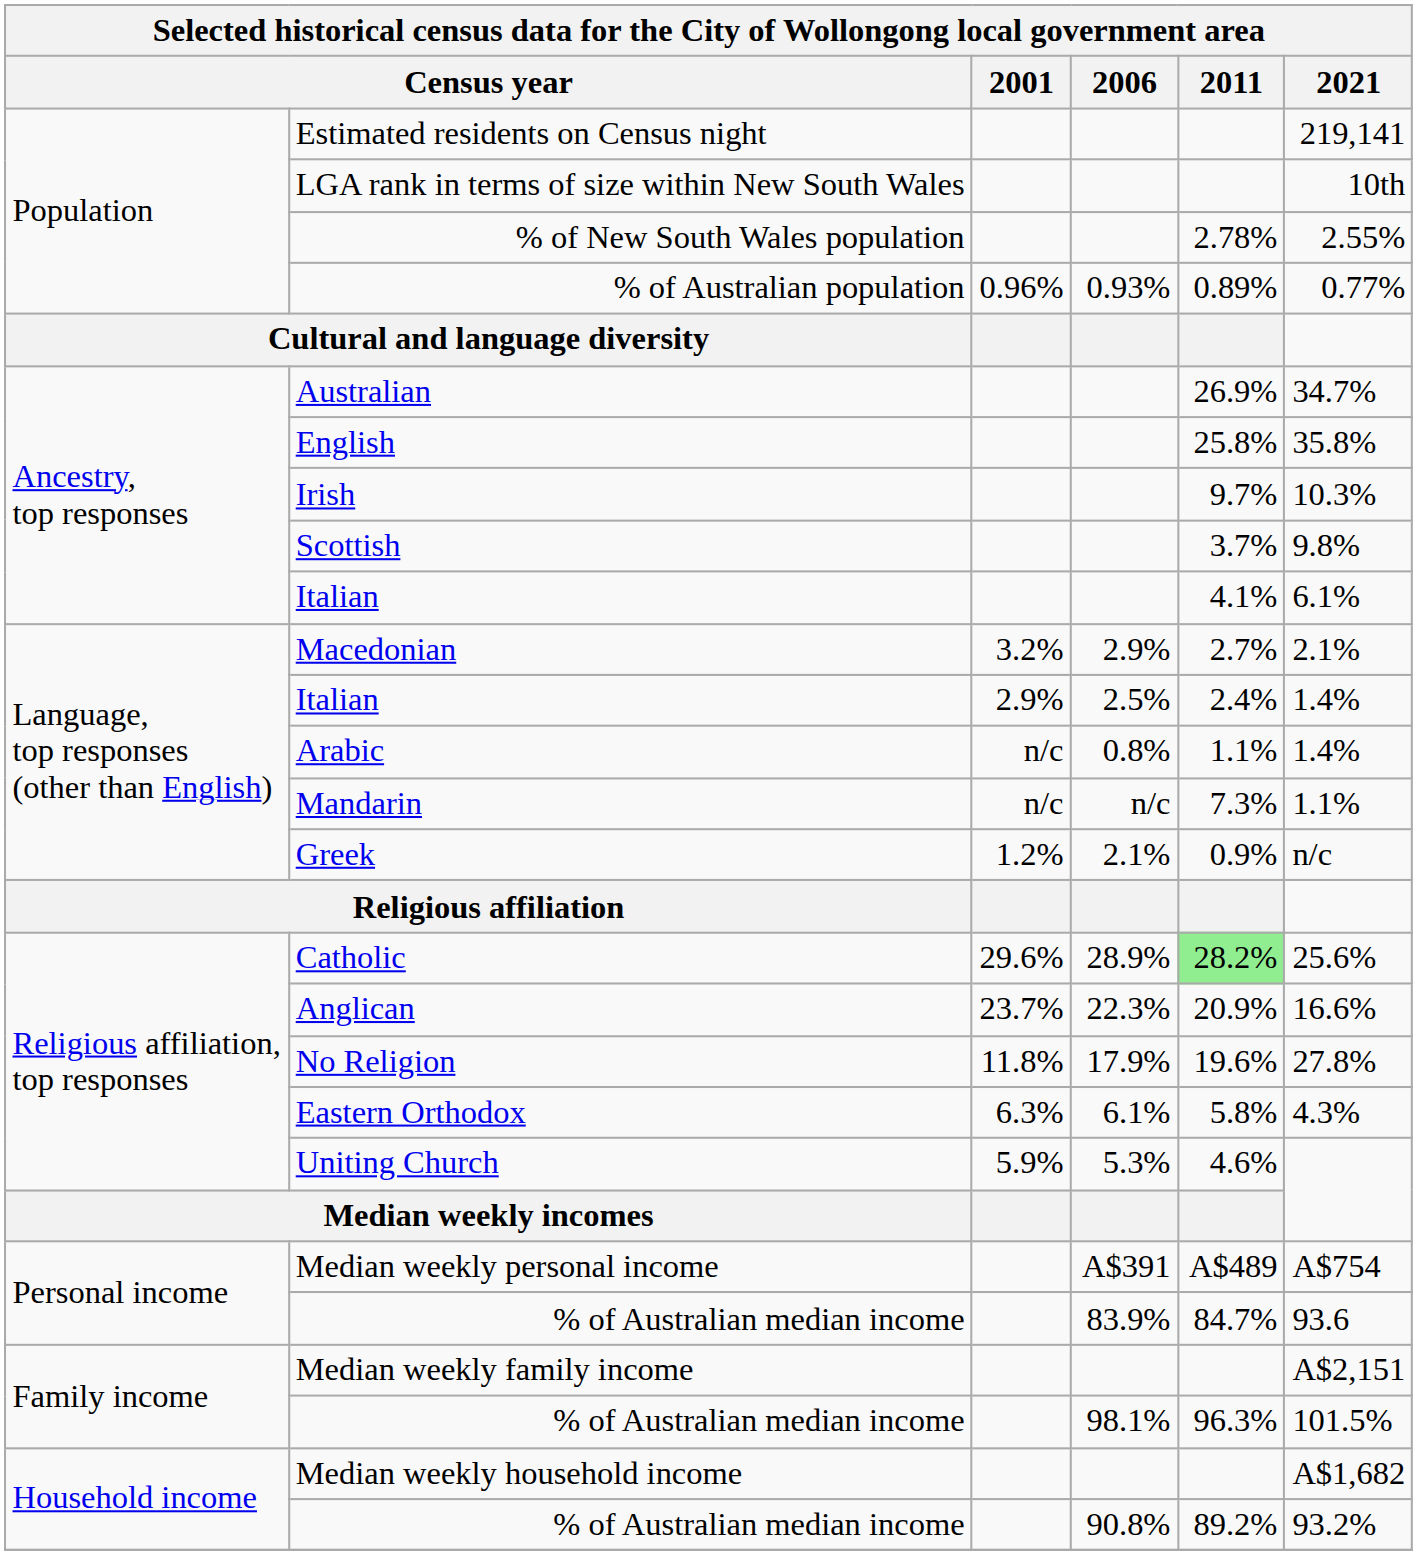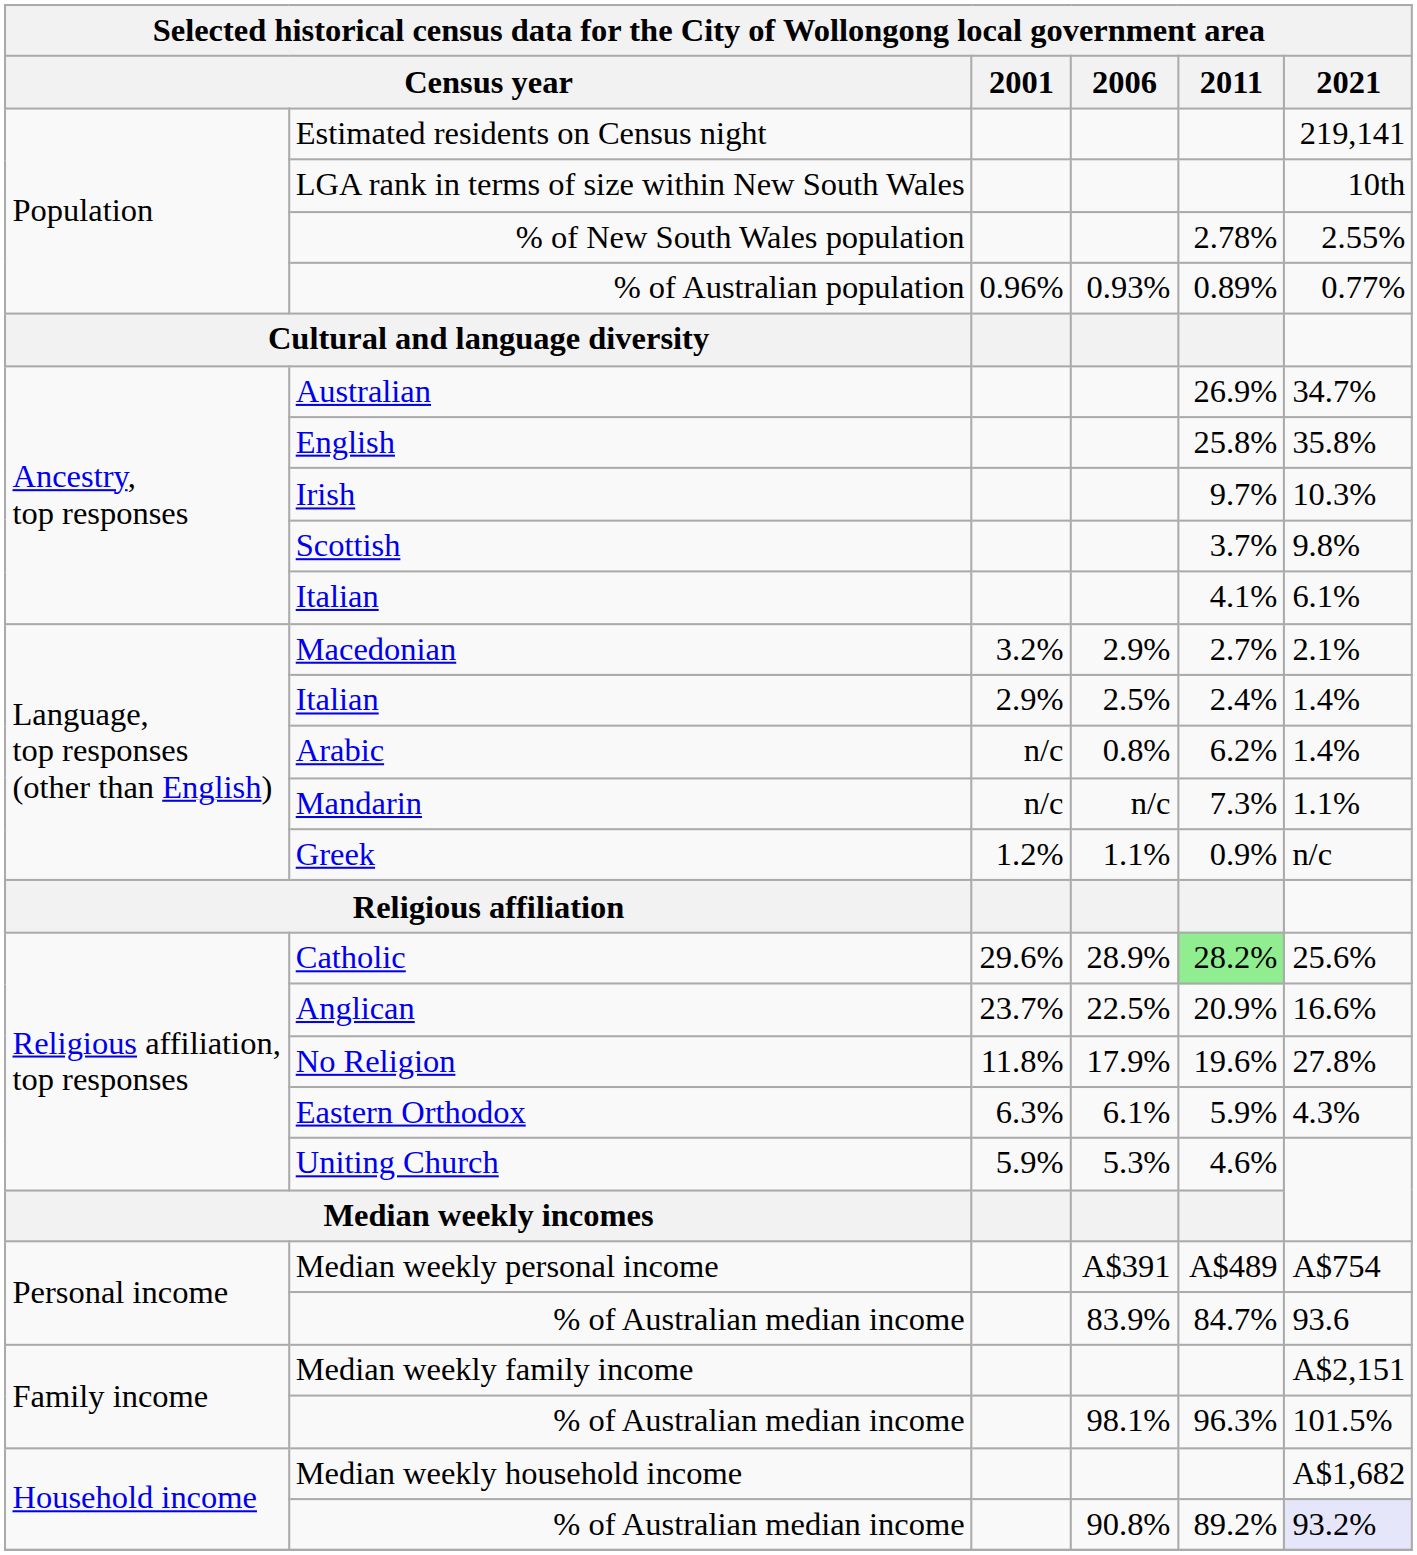(1240, 751) 1.1% -> (1240, 751) 6.2%
(1133, 854) 2.1% -> (1133, 854) 1.1%
(1124, 1008) 22.3% -> (1124, 1008) 22.5%
(1240, 1111) 5.8% -> (1240, 1111) 5.9%
(1334, 1524) no background -> (1334, 1524) lavender background
